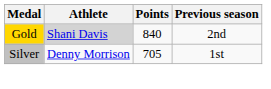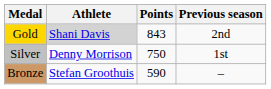(152, 34) 840 -> (156, 34) 843
(152, 53) 705 -> (156, 53) 750
+ row: (25, 73)
